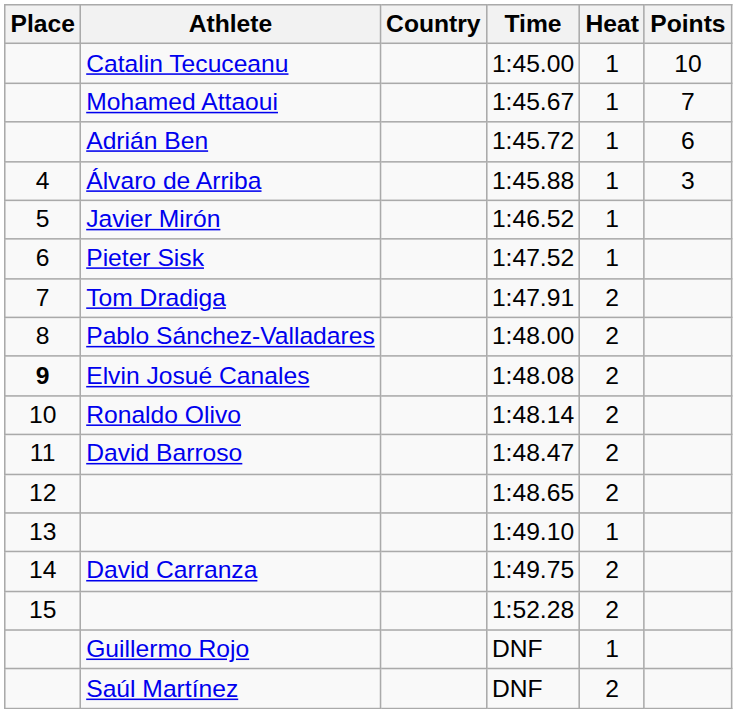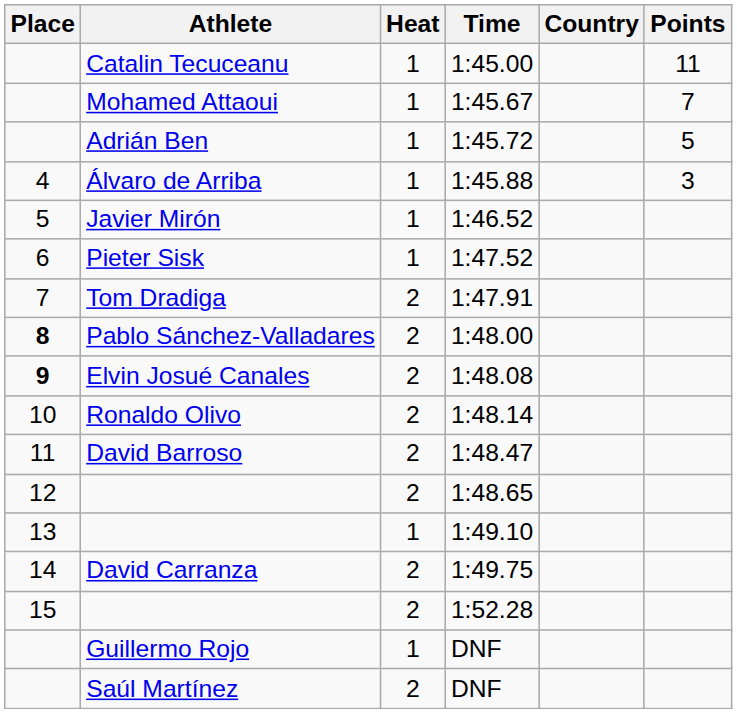columns swapped: (433, 24) <-> (612, 24)
(688, 63) 10 -> (688, 63) 11
(688, 141) 6 -> (688, 141) 5
(43, 336) normal -> (43, 336) bold
